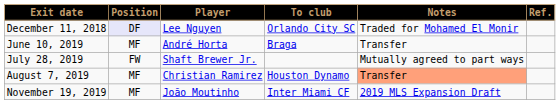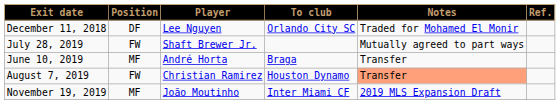(135, 28) lavender background -> (135, 28) no background
rows swapped: (45, 44) <-> (45, 60)
(135, 76) MF -> (135, 76) FW
